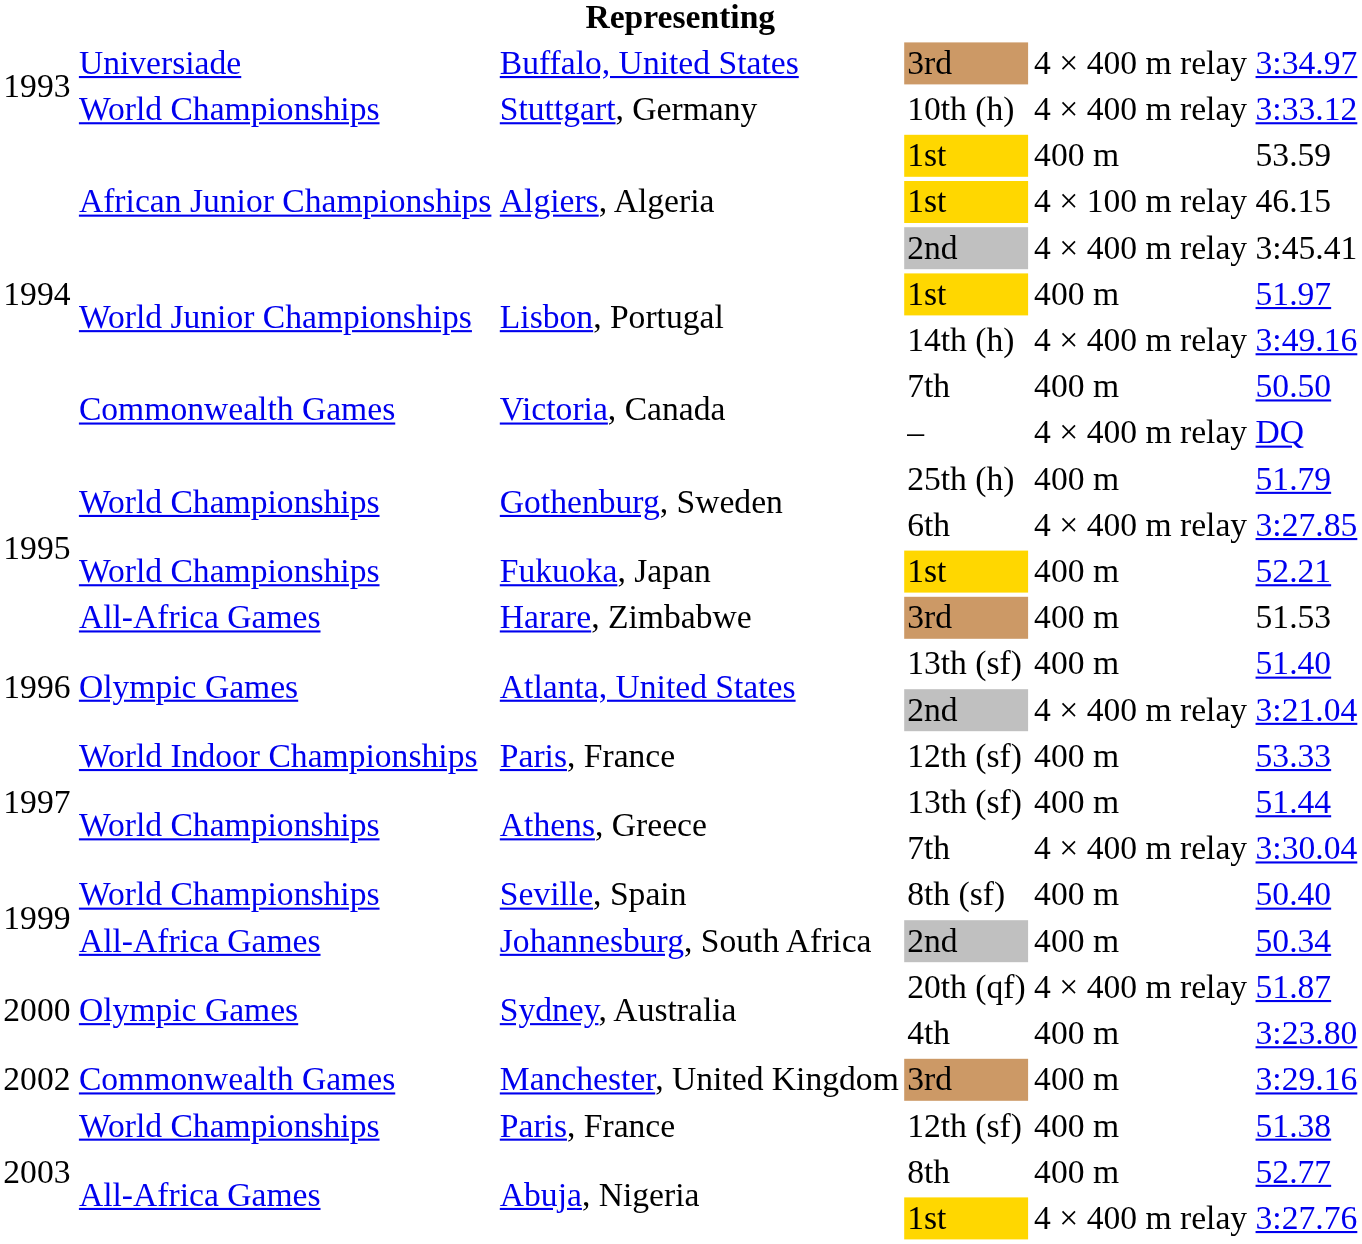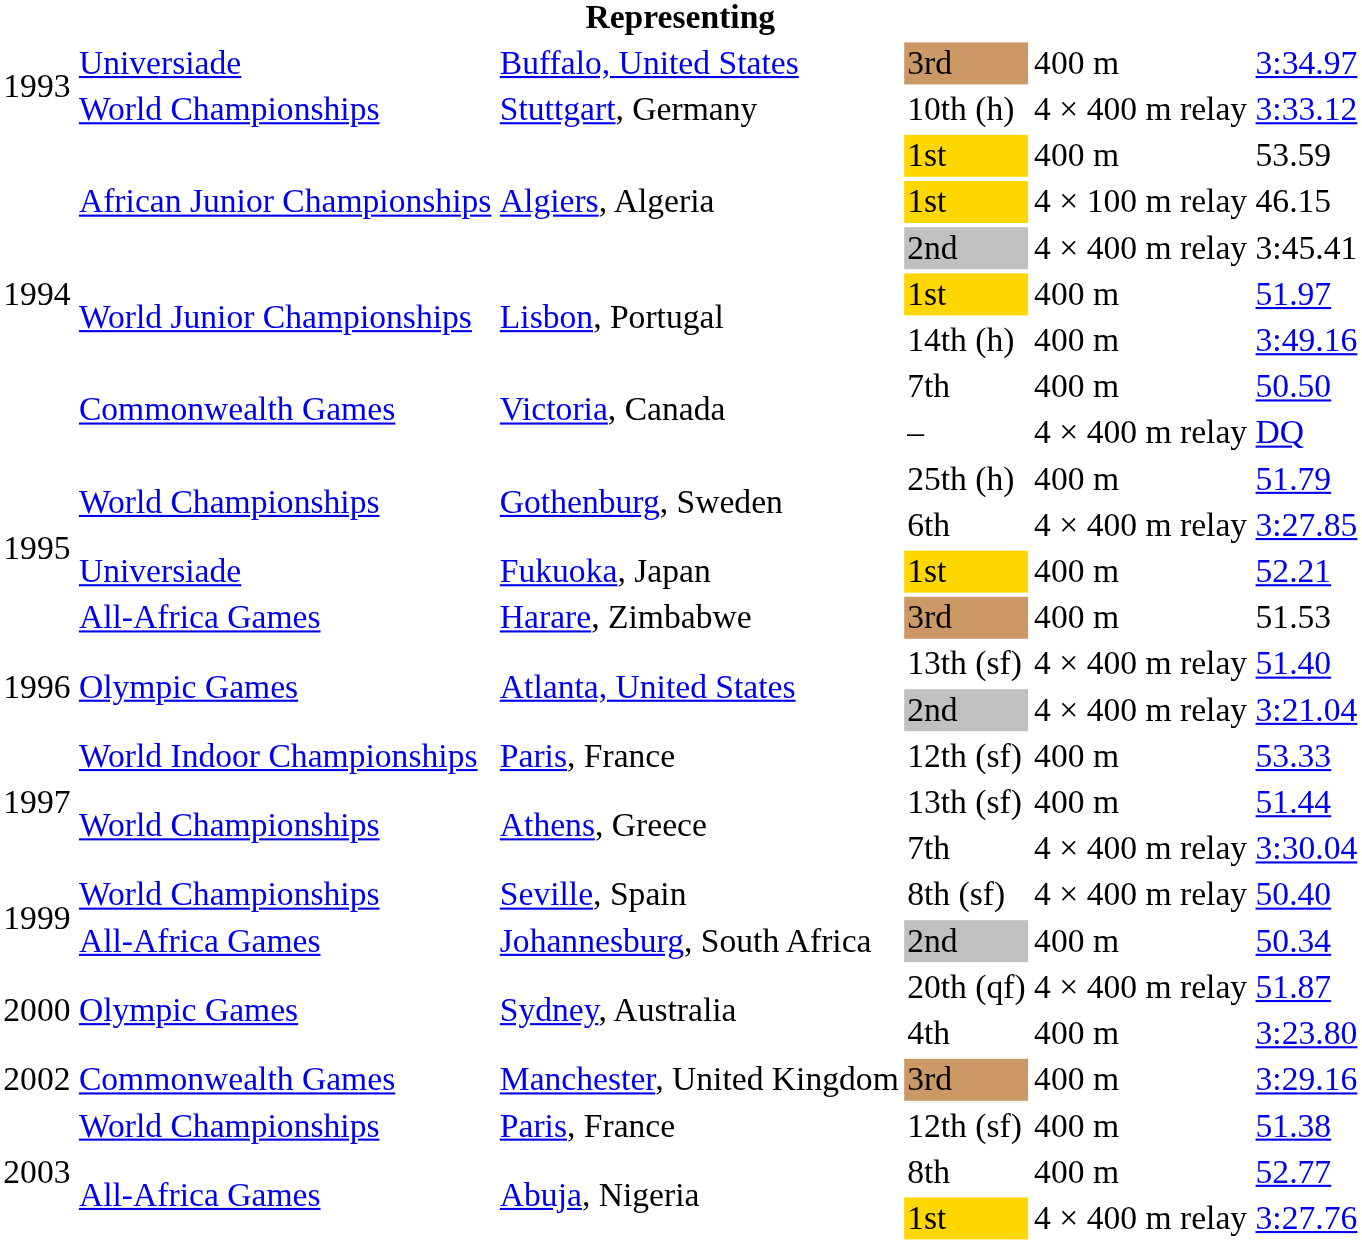(1141, 62) 4 × 400 m relay -> (1077, 62) 400 m
(1141, 340) 4 × 400 m relay -> (1077, 340) 400 m
(229, 571) World Championships -> (160, 571) Universiade
(1077, 663) 400 m -> (1141, 663) 4 × 400 m relay
(1077, 894) 400 m -> (1141, 894) 4 × 400 m relay
